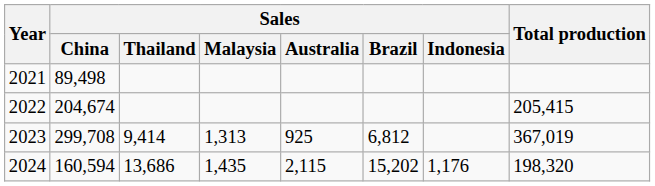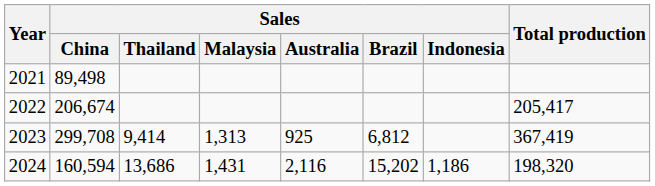(85, 107) 204,674 -> (85, 107) 206,674
(543, 107) 205,415 -> (543, 107) 205,417
(543, 136) 367,019 -> (543, 136) 367,419
(225, 166) 1,435 -> (225, 166) 1,431
(305, 166) 2,115 -> (305, 166) 2,116
(448, 166) 1,176 -> (448, 166) 1,186
